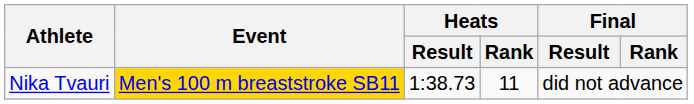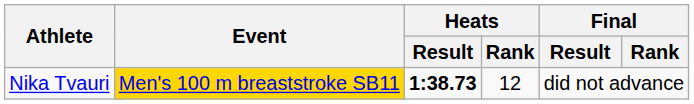(442, 84) normal -> (443, 84) bold
(509, 84) 11 -> (510, 84) 12
